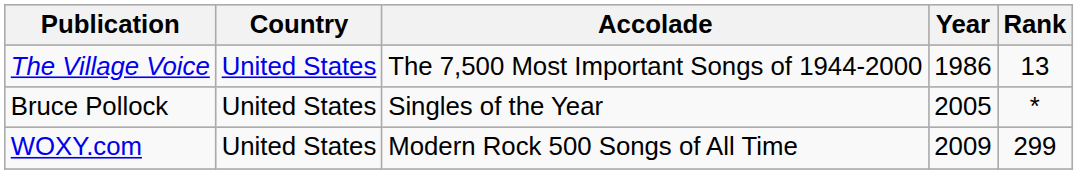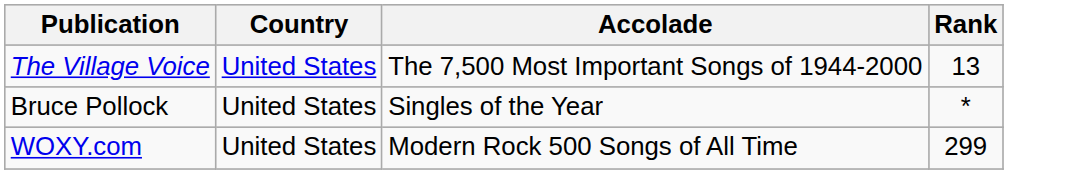- column: (963, 24)
